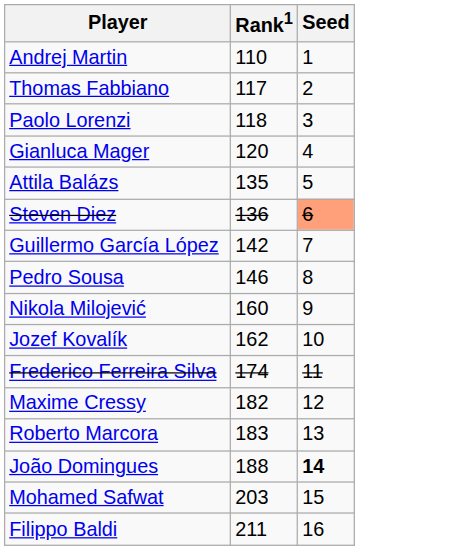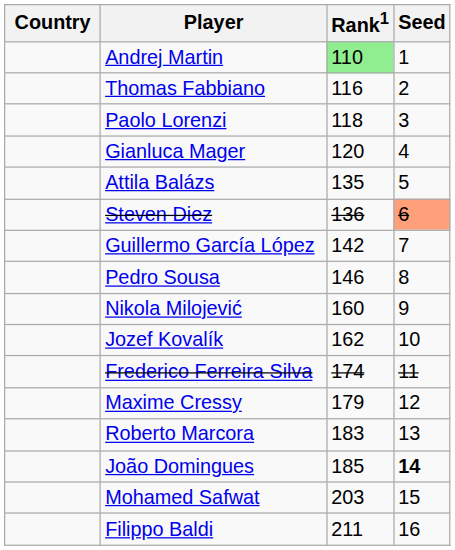+ column: (53, 22)
(251, 57) no background -> (347, 57) lightgreen background
(251, 88) 117 -> (347, 88) 116
(252, 403) 182 -> (348, 403) 179
(252, 466) 188 -> (348, 466) 185
